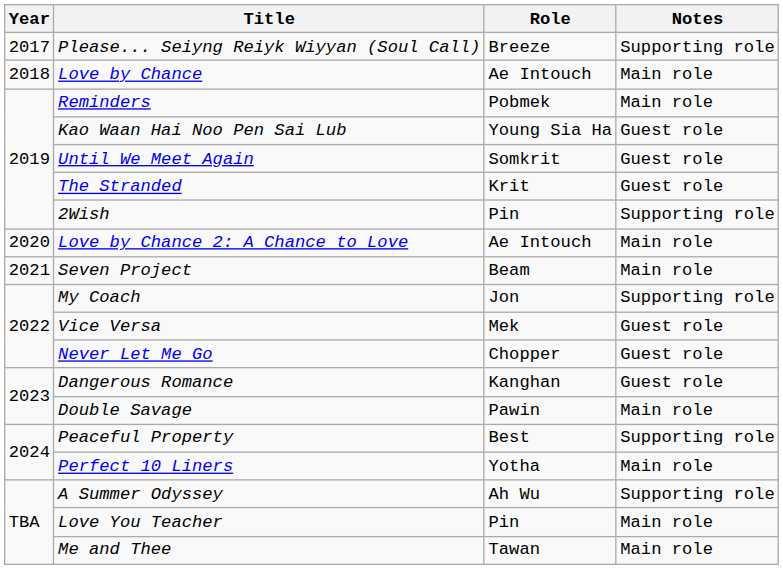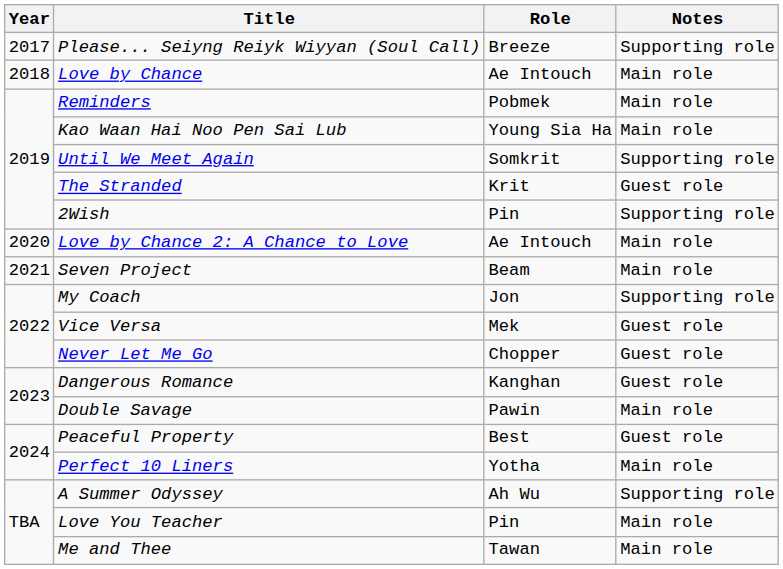(672, 131) Guest role -> (667, 131) Main role
(672, 158) Guest role -> (697, 158) Supporting role
(697, 438) Supporting role -> (672, 438) Guest role
